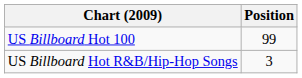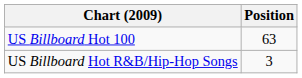(269, 38) 99 -> (269, 38) 63
